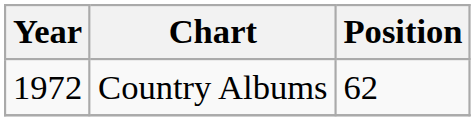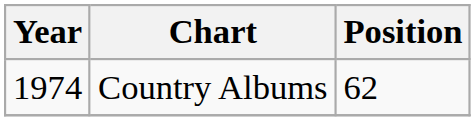(48, 86) 1972 -> (48, 86) 1974
